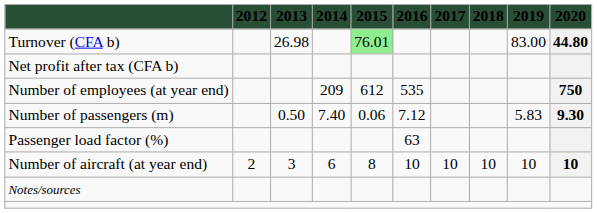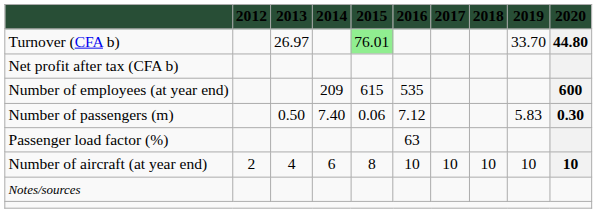(292, 41) 26.98 -> (292, 41) 26.97
(528, 41) 83.00 -> (528, 41) 33.70
(372, 90) 612 -> (372, 90) 615
(571, 90) 750 -> (571, 90) 600
(571, 115) 9.30 -> (571, 115) 0.30
(292, 164) 3 -> (292, 164) 4
